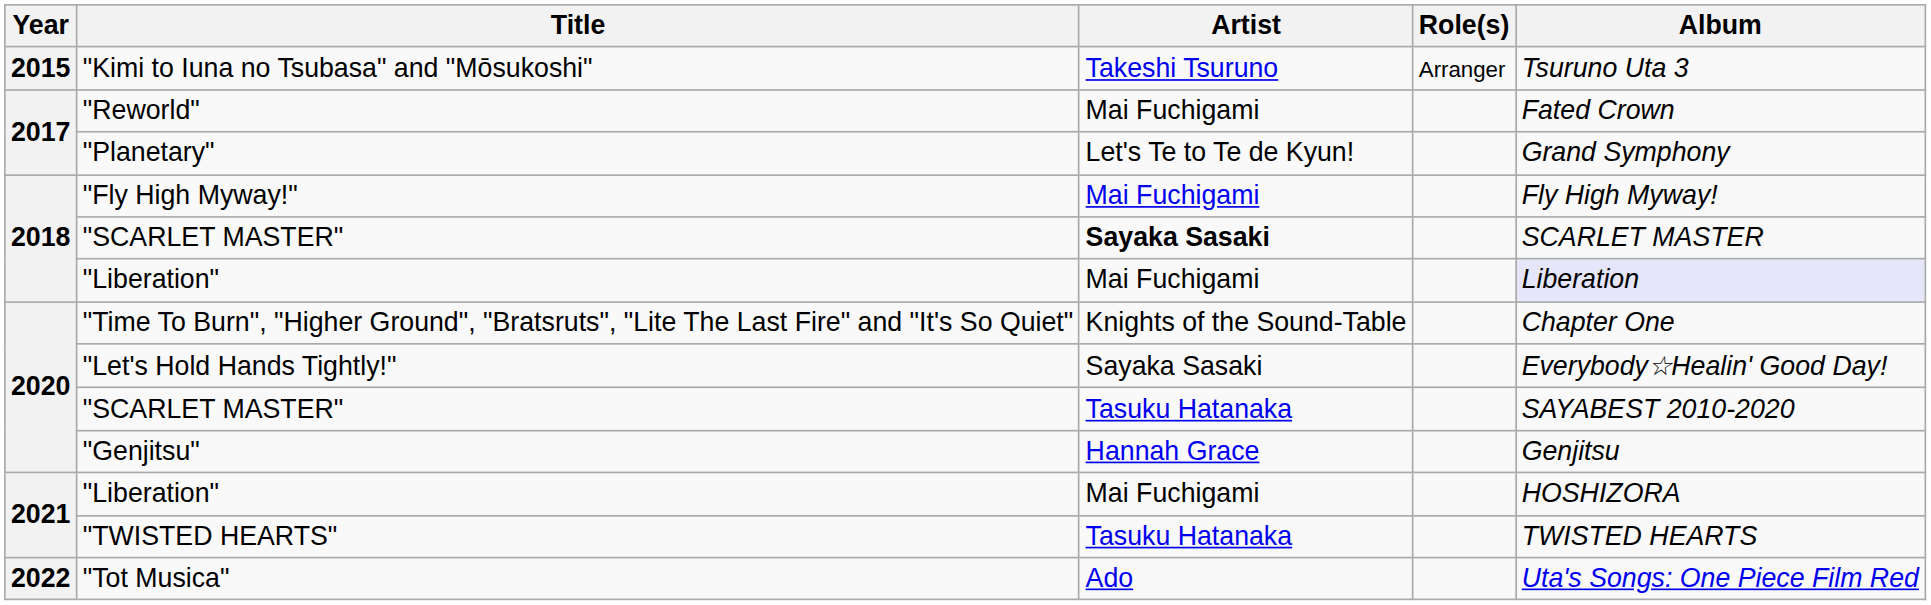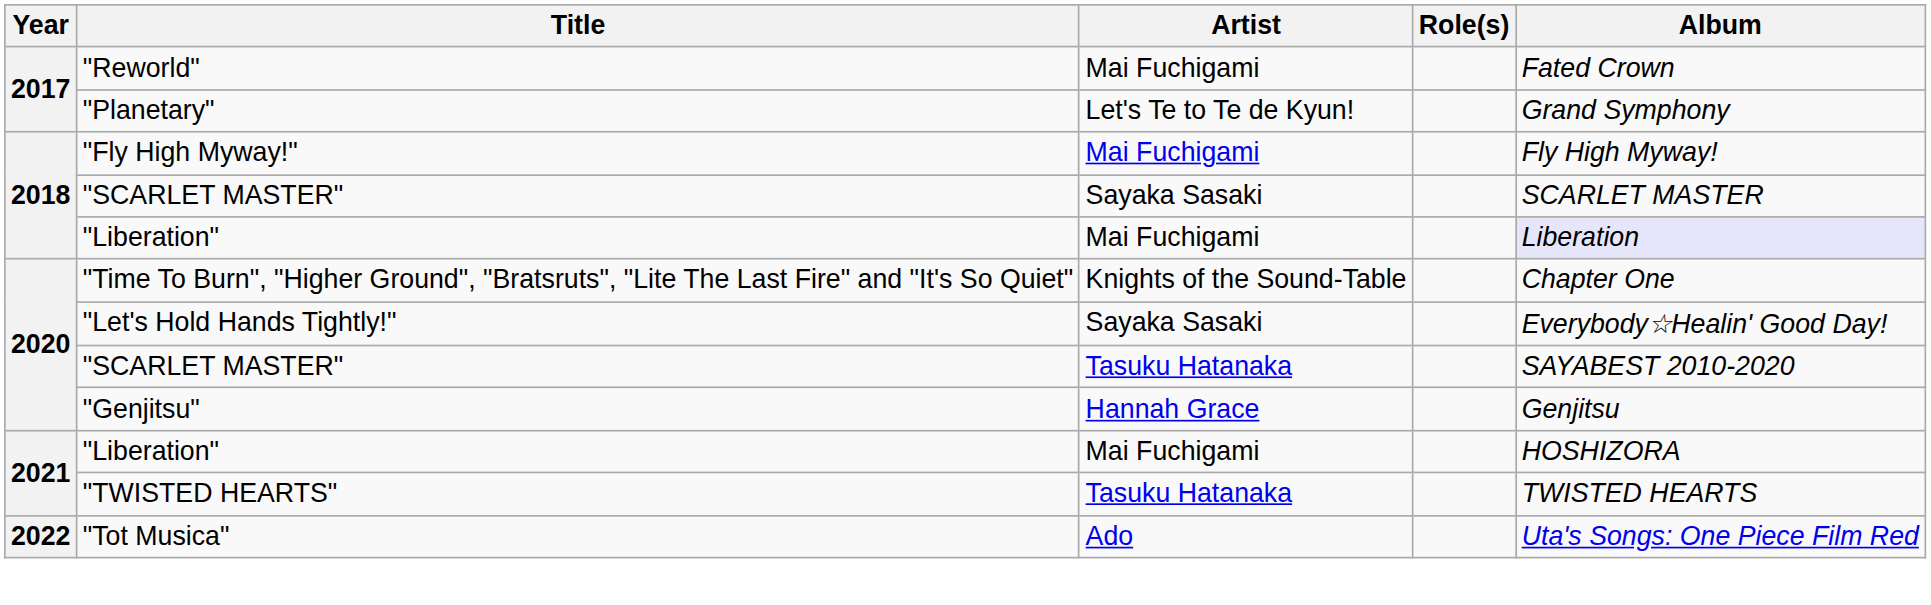- row: (41, 68)
(1178, 237) bold -> (1174, 195) normal
